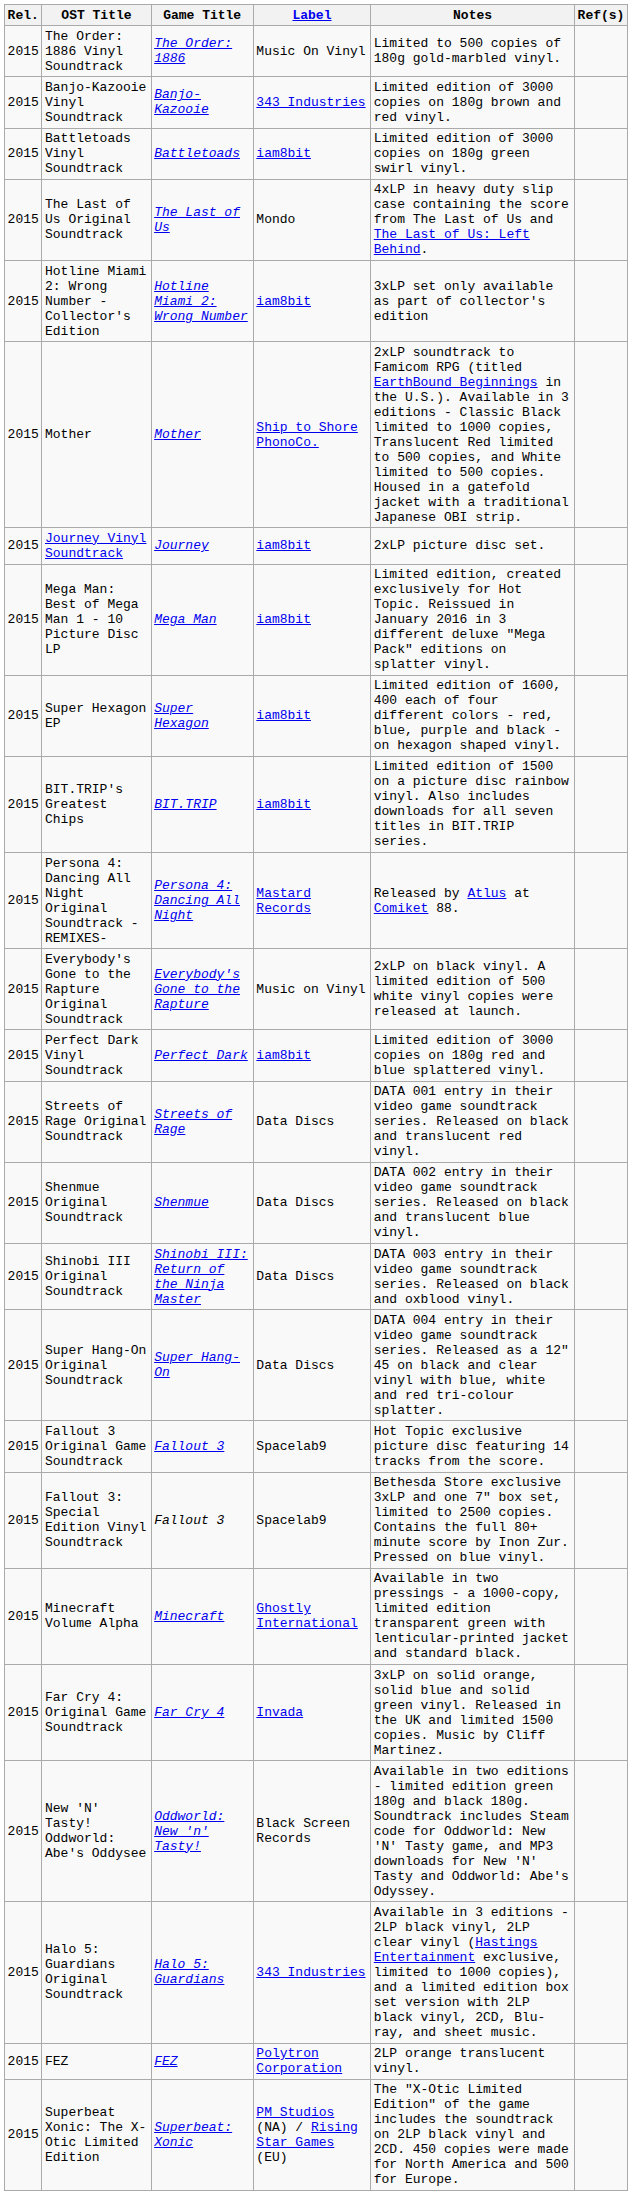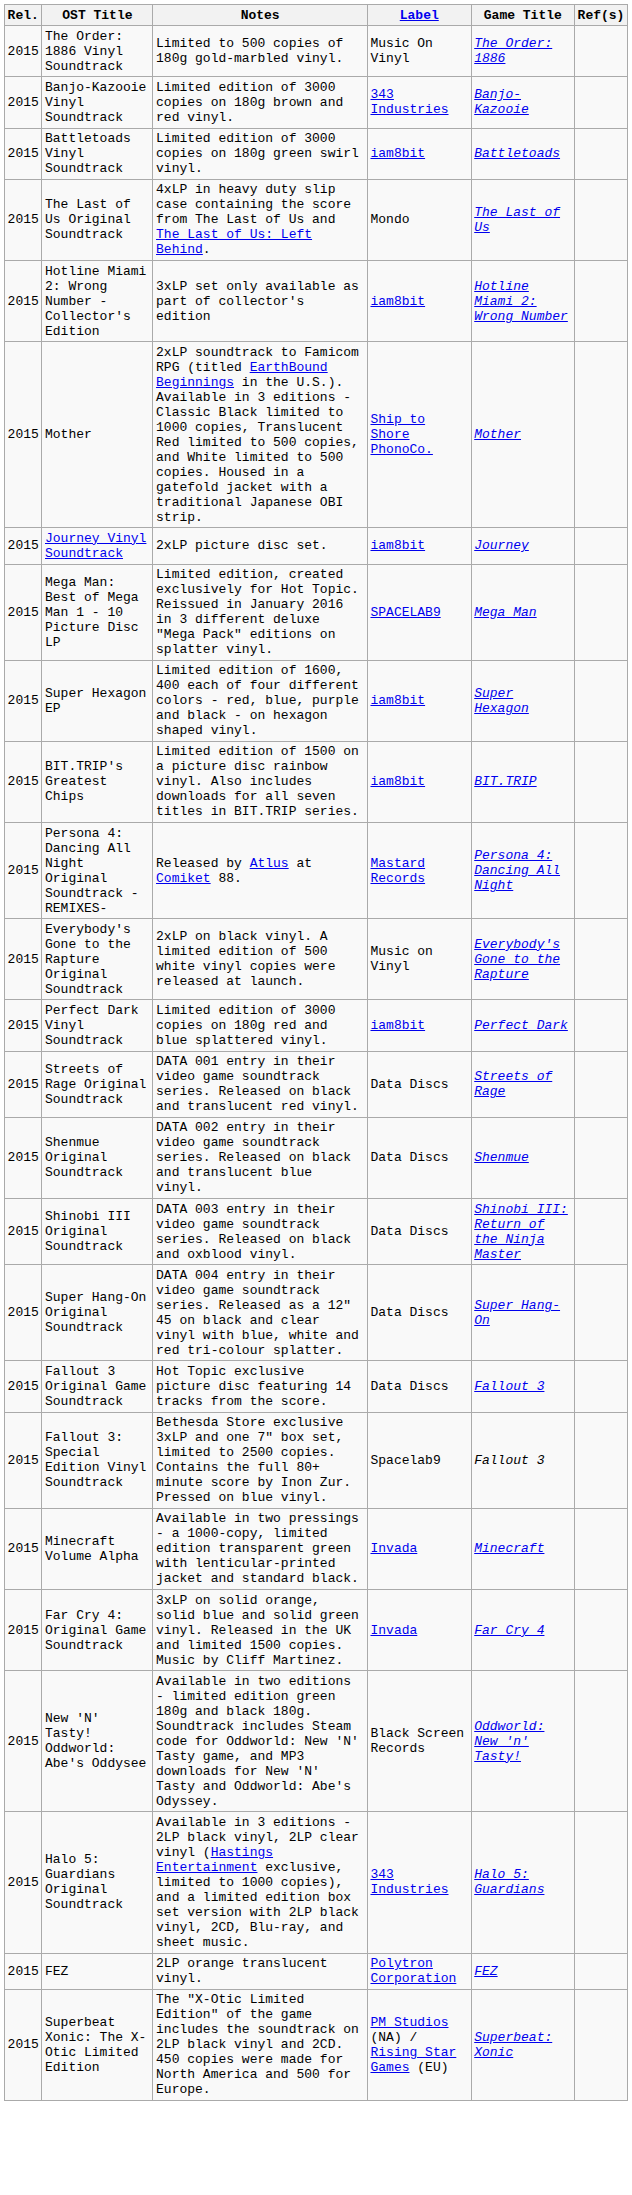columns swapped: (202, 15) <-> (473, 15)
(284, 620) iam8bit -> (406, 612) SPACELAB9
(291, 1446) Spacelab9 -> (409, 1386) Data Discs
(307, 1616) Ghostly International -> (394, 1549) Invada
